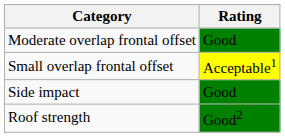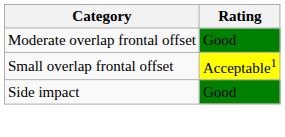- row: (49, 117)
